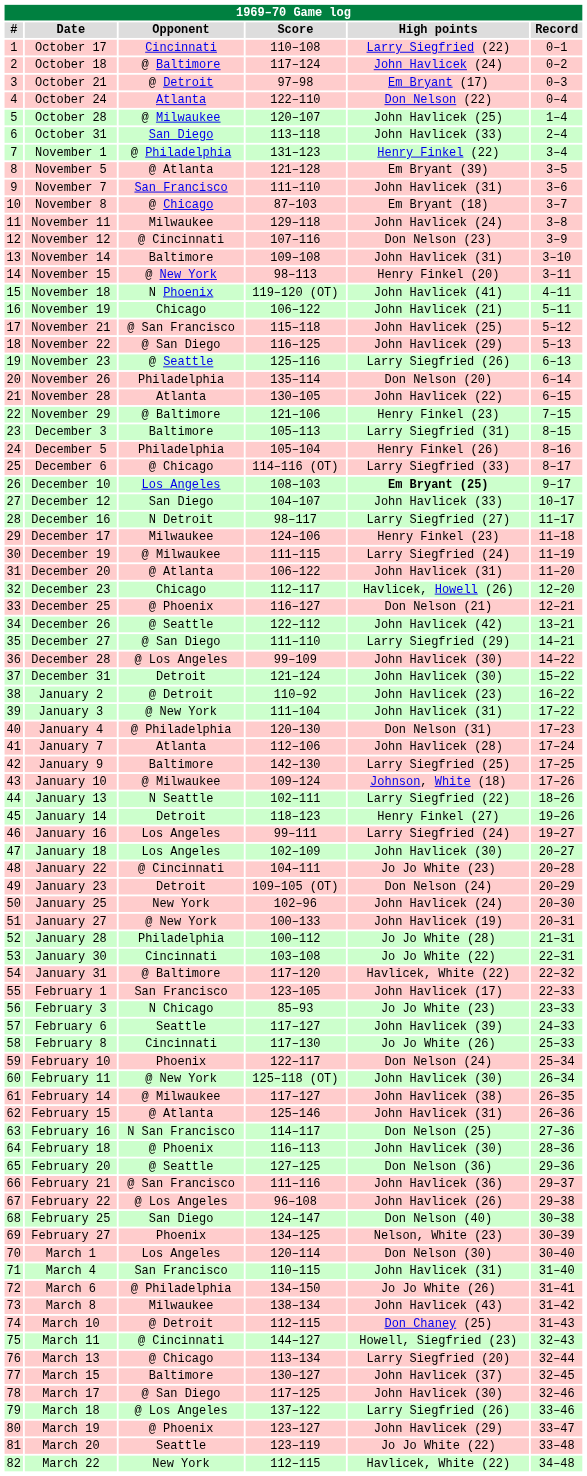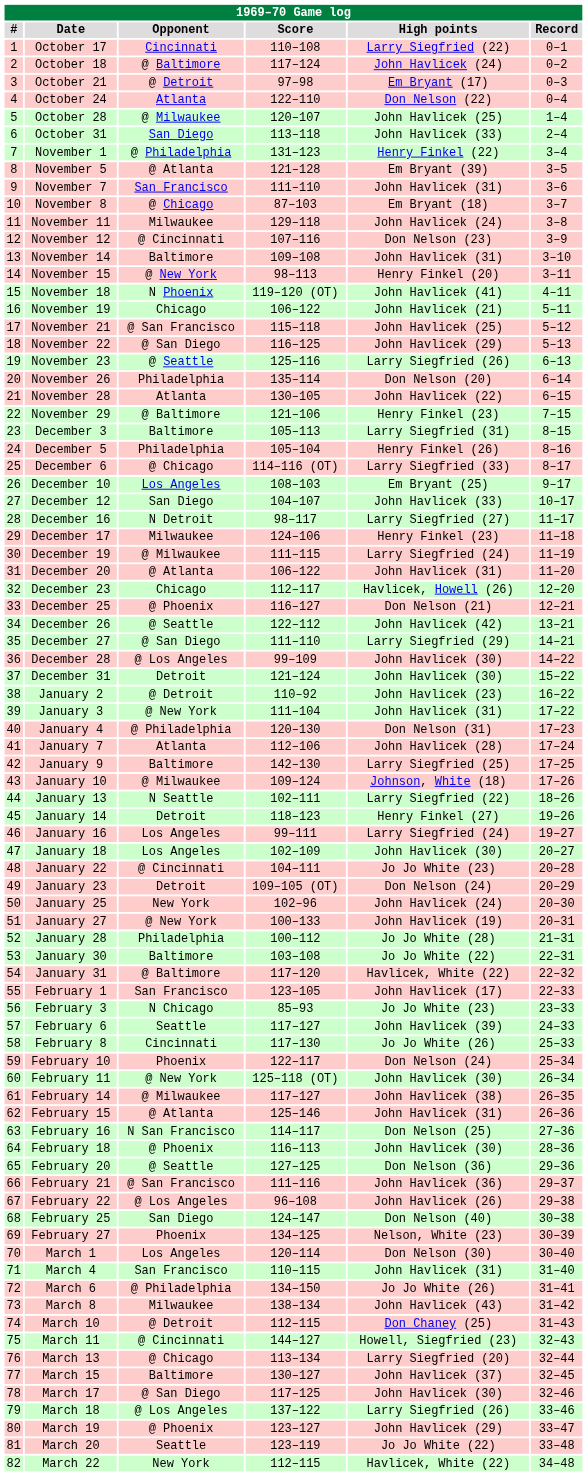(438, 484) bold -> (438, 484) normal
(181, 956) Cincinnati -> (181, 956) Baltimore
